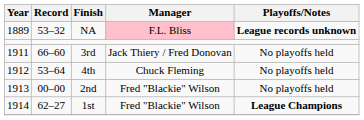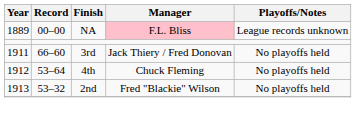(51, 30) 53–32 -> (51, 30) 00–00
(296, 30) bold -> (293, 30) normal
(51, 88) 00–00 -> (51, 88) 53–32
- row: (18, 105)
